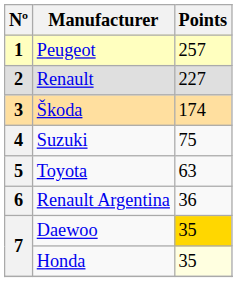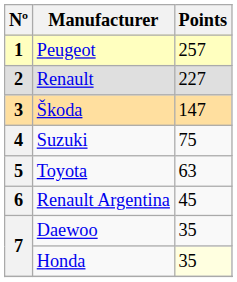(192, 110) 174 -> (192, 110) 147
(188, 200) 36 -> (188, 200) 45
(188, 231) gold background -> (188, 231) no background
